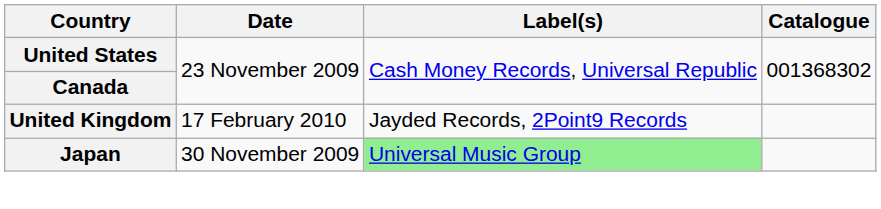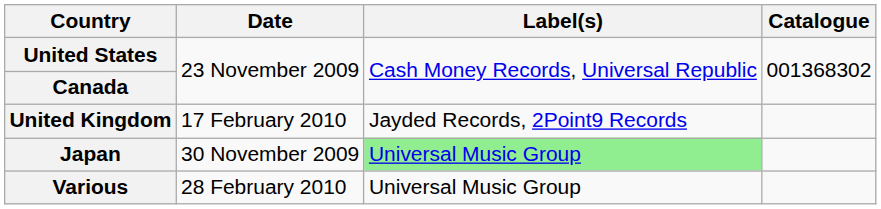+ row: (90, 187)
